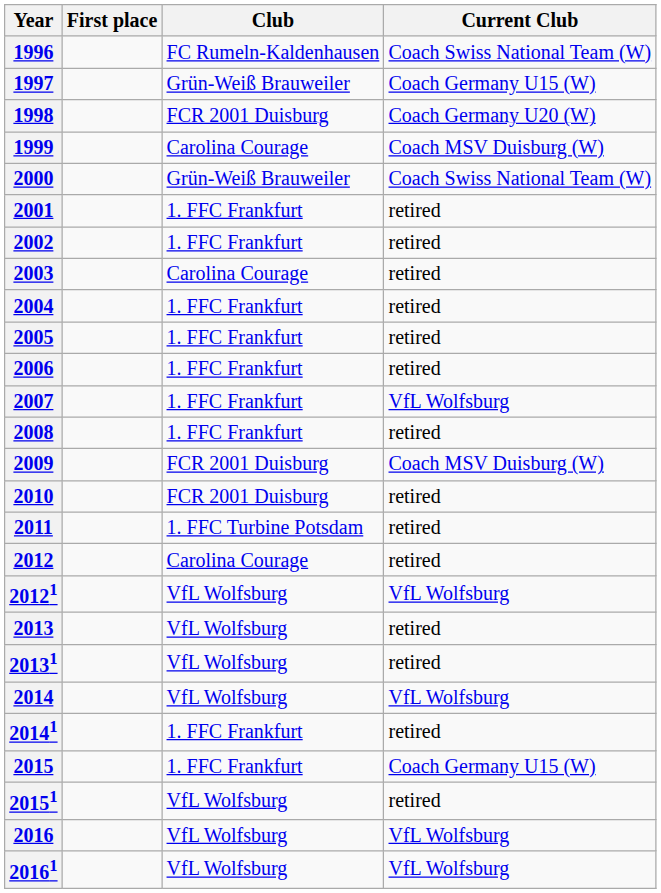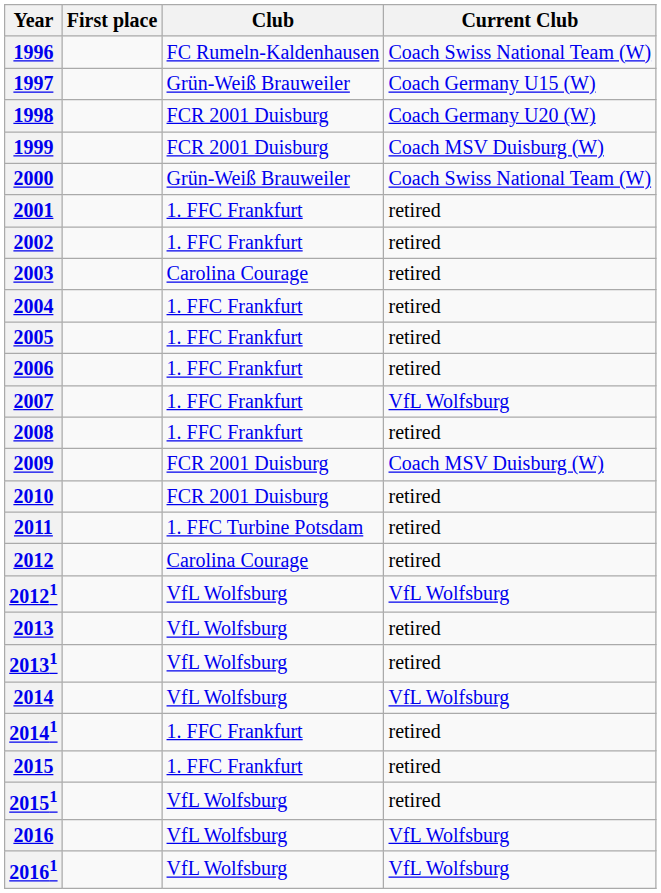(237, 147) Carolina Courage -> (247, 147) FCR 2001 Duisburg
(492, 766) Coach Germany U15 (W) -> (415, 766) retired
